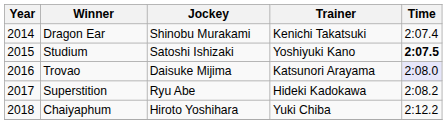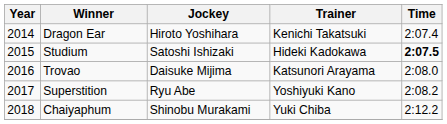(200, 33) Shinobu Murakami -> (194, 33) Hiroto Yoshihara
(314, 53) Yoshiyuki Kano -> (320, 53) Hideki Kadokawa
(421, 72) lavender background -> (421, 72) no background
(320, 91) Hideki Kadokawa -> (314, 91) Yoshiyuki Kano
(194, 110) Hiroto Yoshihara -> (200, 110) Shinobu Murakami
